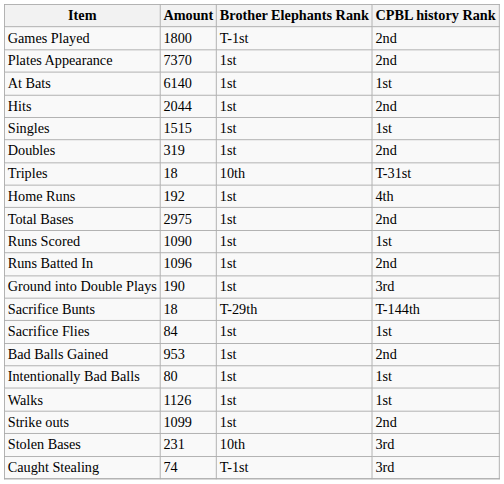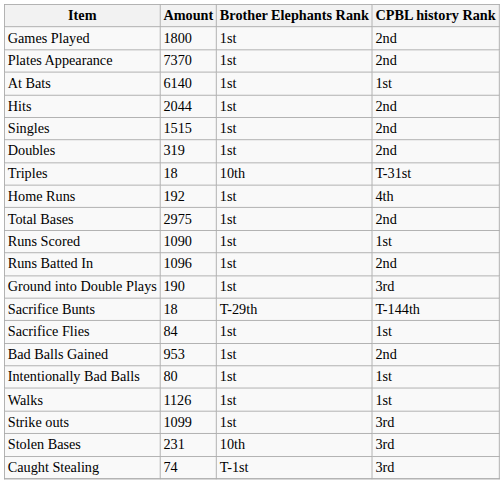(234, 38) T-1st -> (228, 38) 1st
(384, 128) 1st -> (386, 128) 2nd
(386, 422) 2nd -> (385, 422) 3rd
